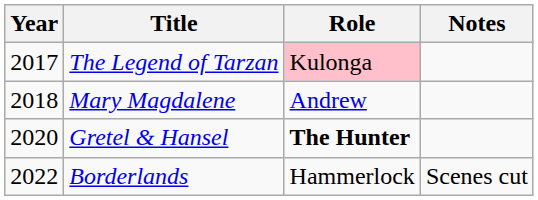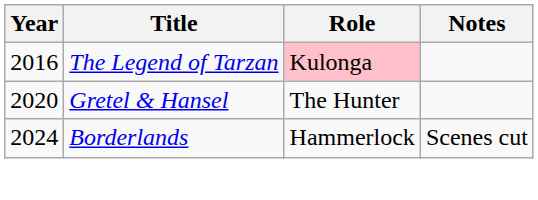(34, 61) 2017 -> (34, 61) 2016
- row: (152, 99)
(350, 137) bold -> (345, 99) normal
(34, 175) 2022 -> (34, 137) 2024
